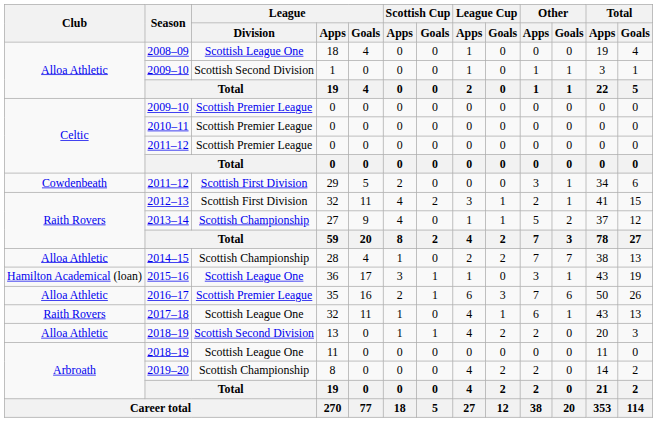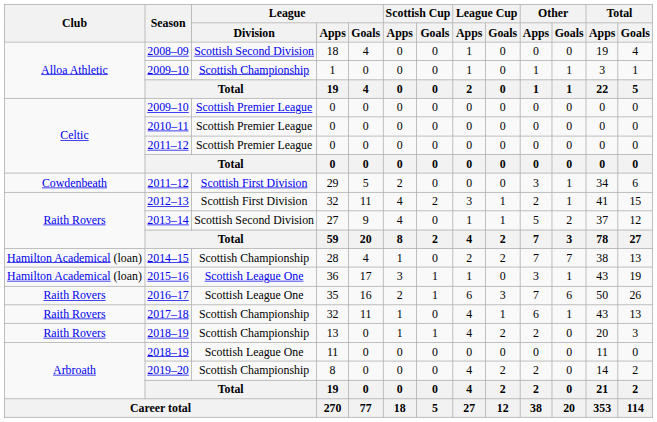(254, 51) Scottish League One -> (254, 51) Scottish Second Division
(254, 70) Scottish Second Division -> (254, 70) Scottish Championship
(254, 220) Scottish Championship -> (254, 220) Scottish Second Division
(74, 257) Alloa Athletic -> (74, 257) Hamilton Academical (loan)
(74, 295) Alloa Athletic -> (74, 295) Raith Rovers
(254, 295) Scottish Premier League -> (254, 295) Scottish League One
(254, 314) Scottish League One -> (254, 314) Scottish Championship
(74, 333) Alloa Athletic -> (74, 333) Raith Rovers
(254, 333) Scottish Second Division -> (254, 333) Scottish Championship
